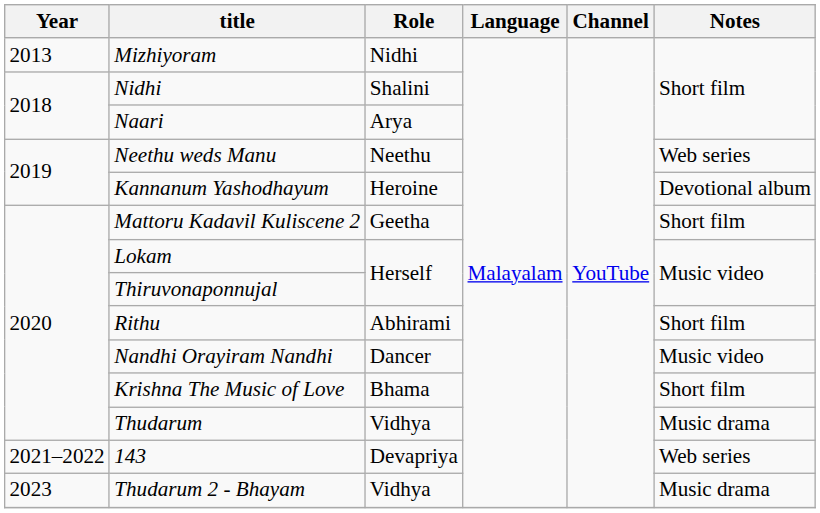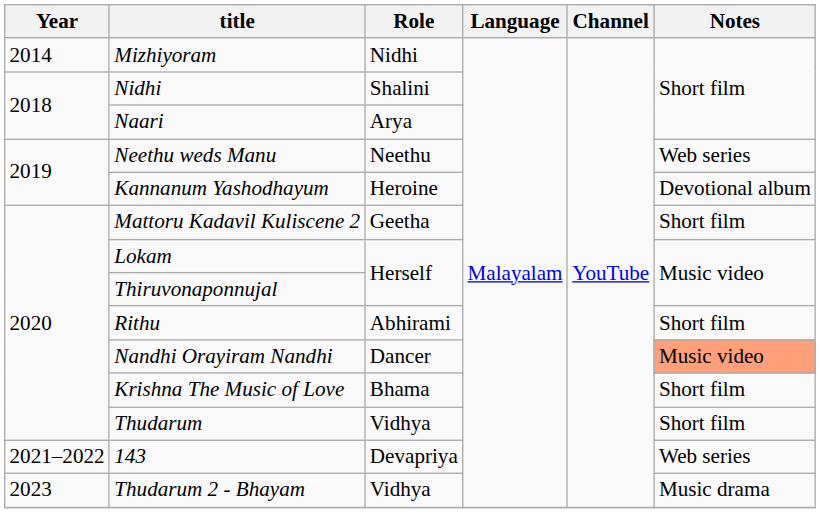(31, 54) 2013 -> (31, 54) 2014
(711, 356) no background -> (711, 356) lightsalmon background
(714, 423) Music drama -> (702, 423) Short film
